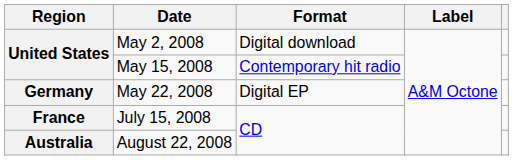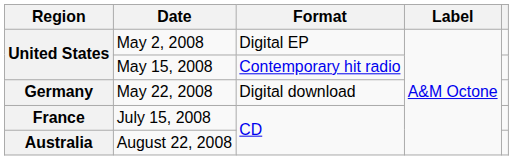(297, 42) Digital download -> (274, 42) Digital EP
(274, 92) Digital EP -> (297, 92) Digital download
